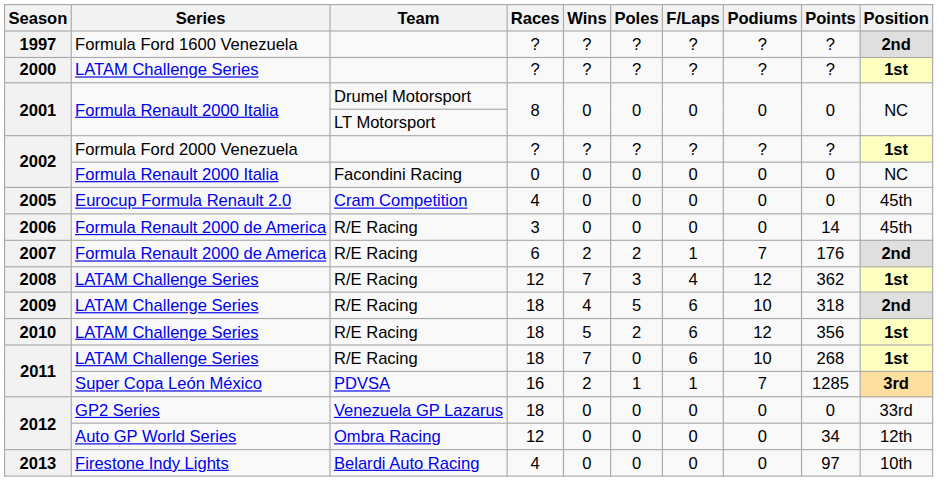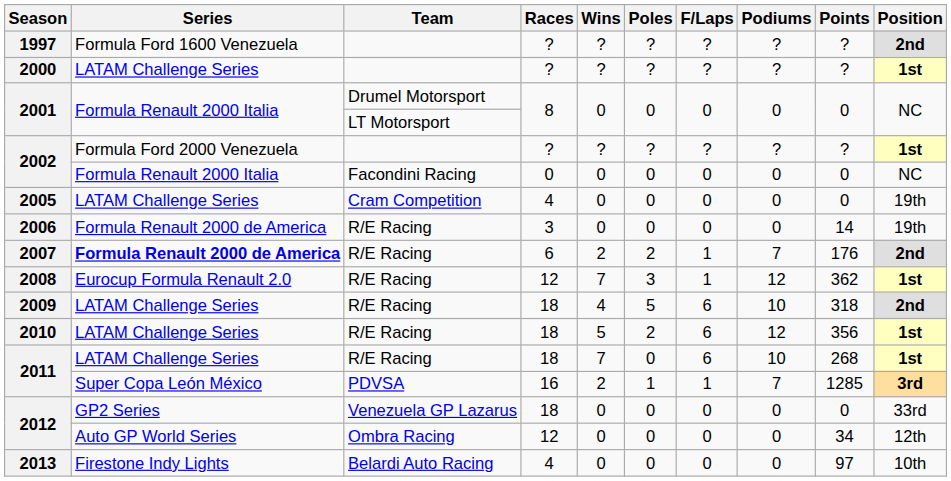(183, 201) Eurocup Formula Renault 2.0 -> (167, 201) LATAM Challenge Series
(896, 201) 45th -> (910, 201) 19th
(896, 227) 45th -> (910, 227) 19th
(201, 254) normal -> (208, 254) bold
(167, 280) LATAM Challenge Series -> (183, 280) Eurocup Formula Renault 2.0
(693, 280) 4 -> (707, 280) 1
